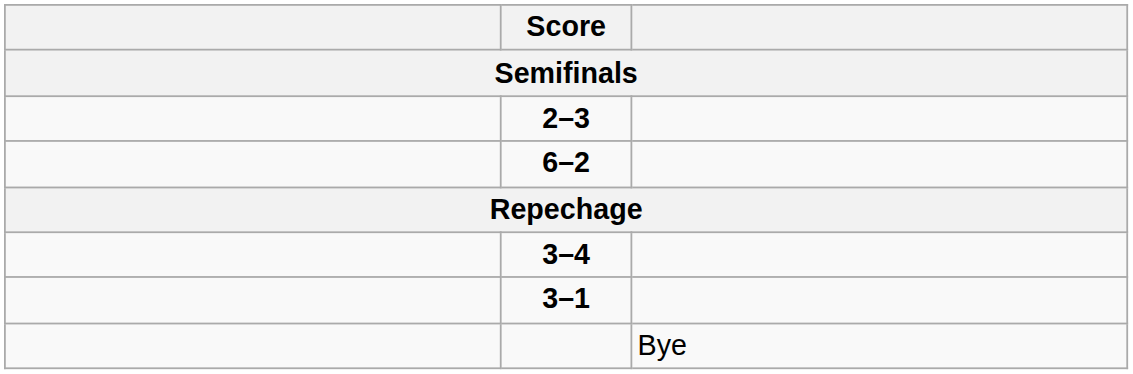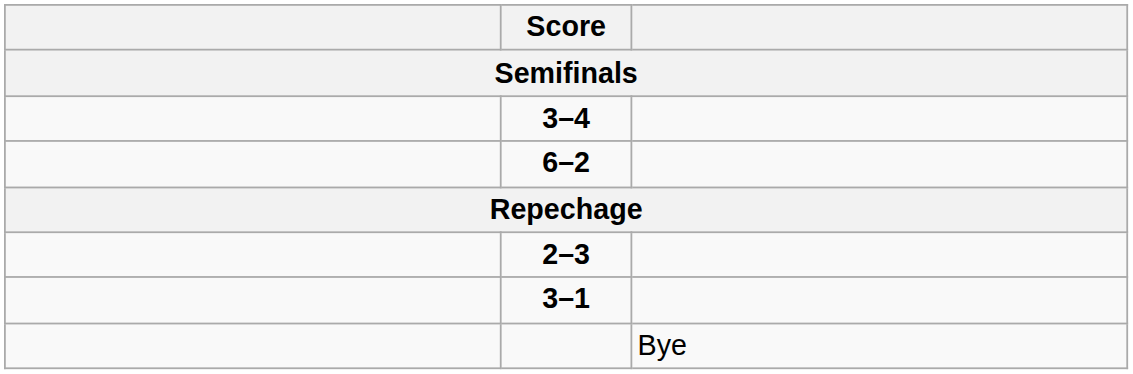rows swapped: (566, 118) <-> (566, 254)
